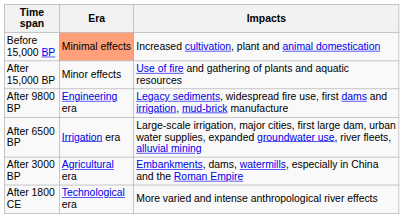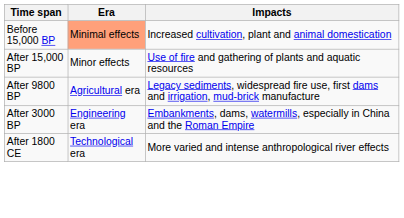(90, 103) Engineering era -> (105, 91) Agricultural era
- row: (31, 137)
(88, 171) Agricultural era -> (98, 119) Engineering era
